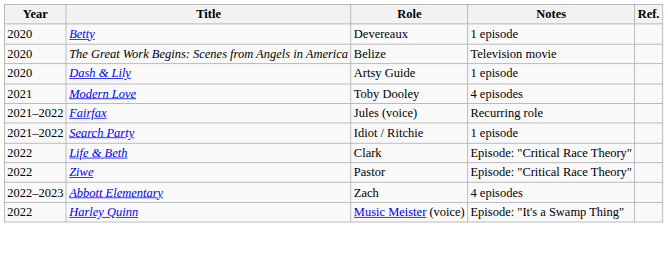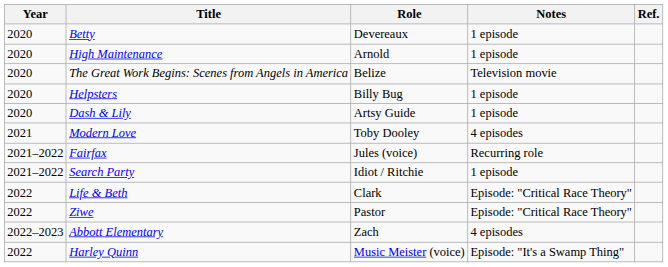+ row: (116, 53)
+ row: (93, 93)
